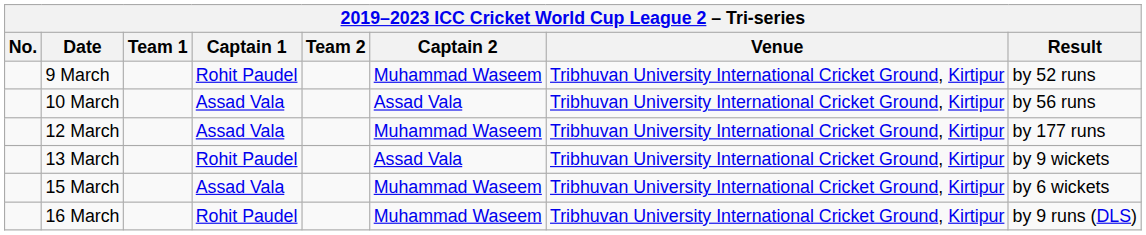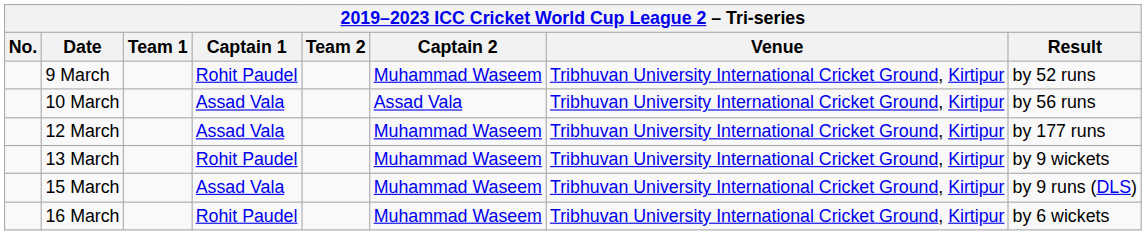(418, 159) Assad Vala -> (458, 159) Muhammad Waseem
(1061, 187) by 6 wickets -> (1075, 187) by 9 runs (DLS)
(1075, 215) by 9 runs (DLS) -> (1061, 215) by 6 wickets
